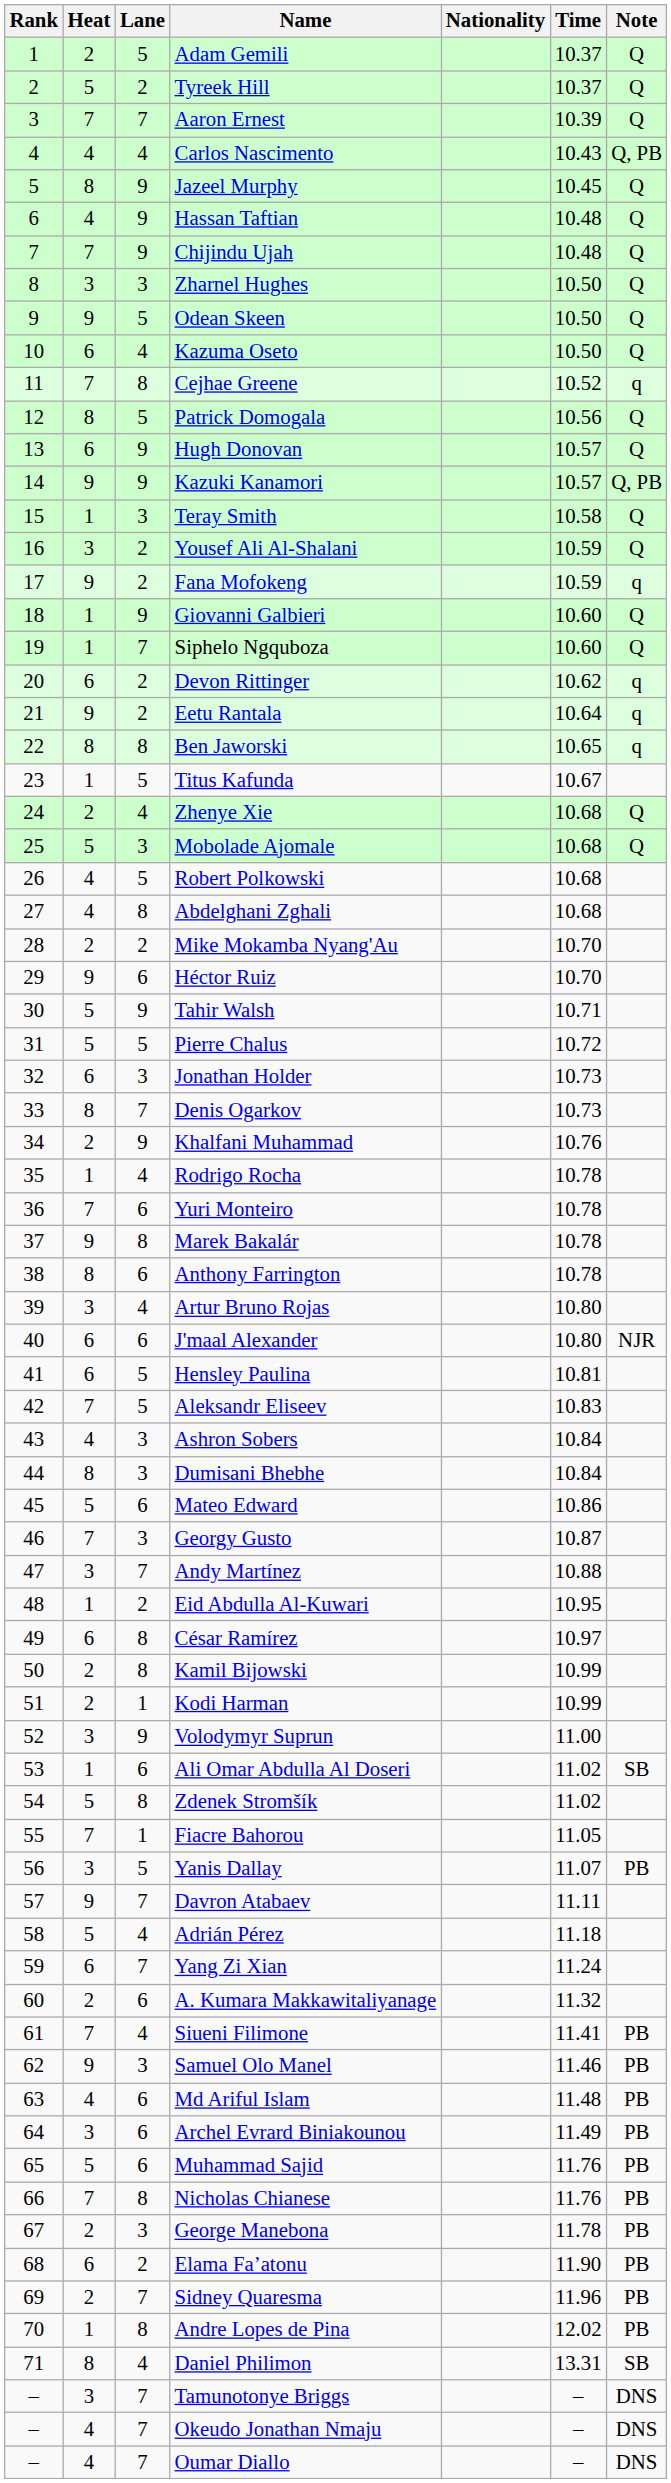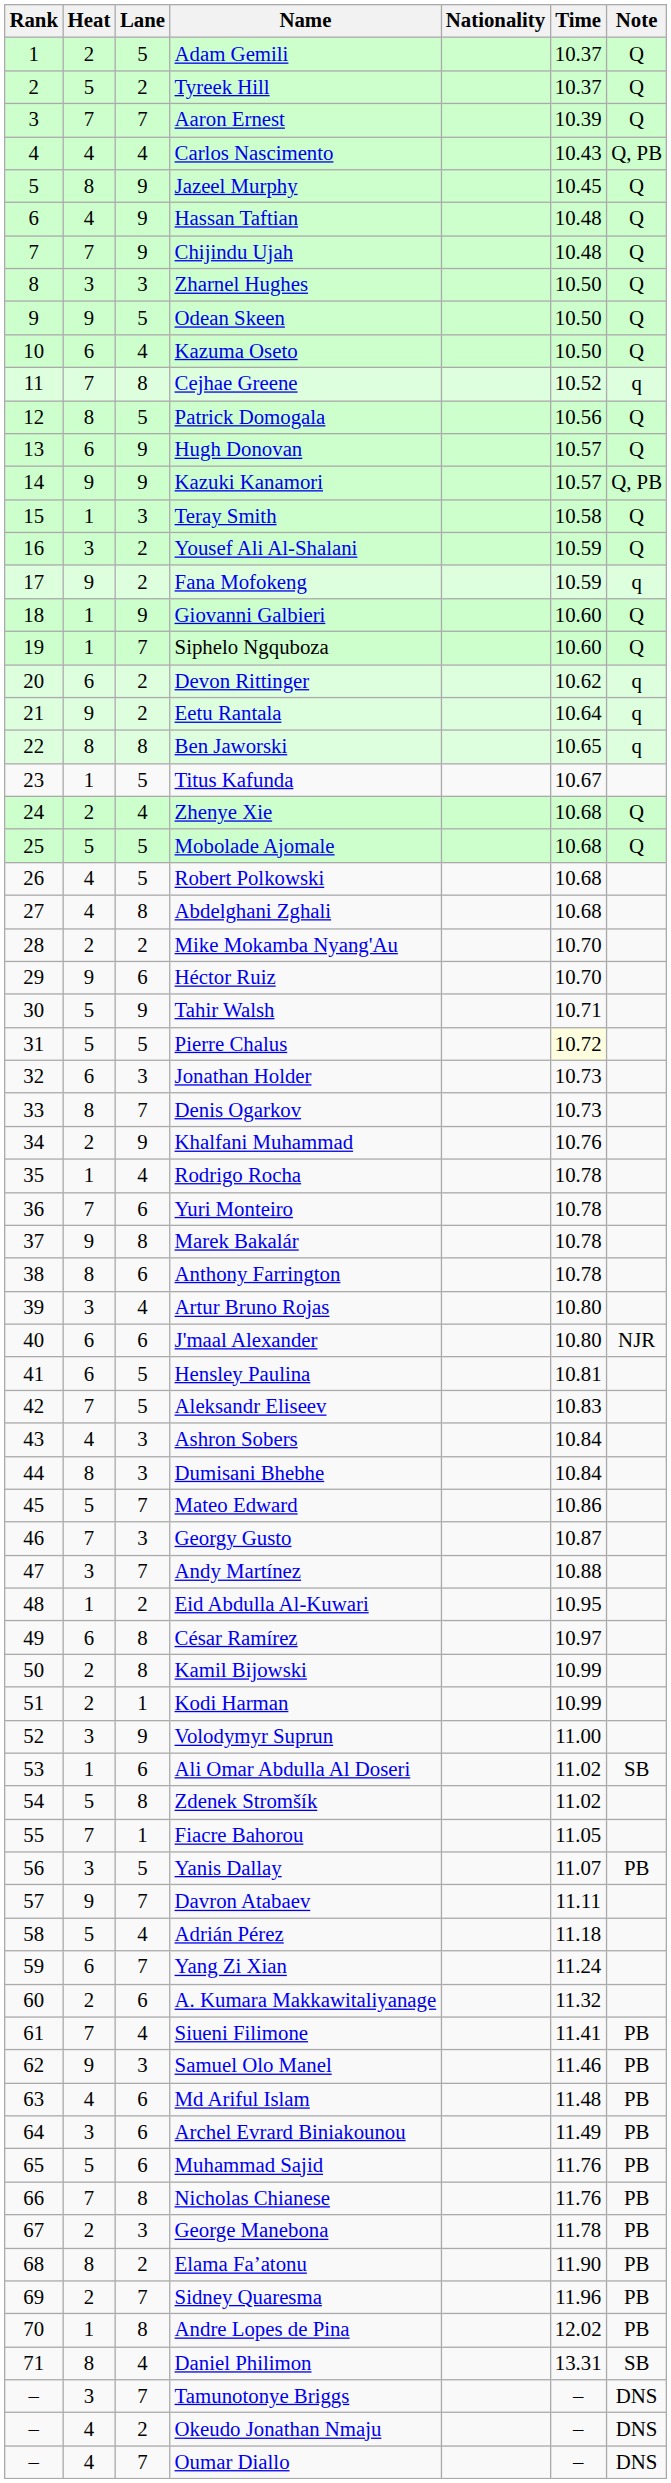(142, 845) 3 -> (142, 845) 5
(578, 1043) no background -> (578, 1043) lightyellow background
(142, 1505) 6 -> (142, 1505) 7
(89, 2264) 6 -> (89, 2264) 8
(142, 2429) 7 -> (142, 2429) 2
